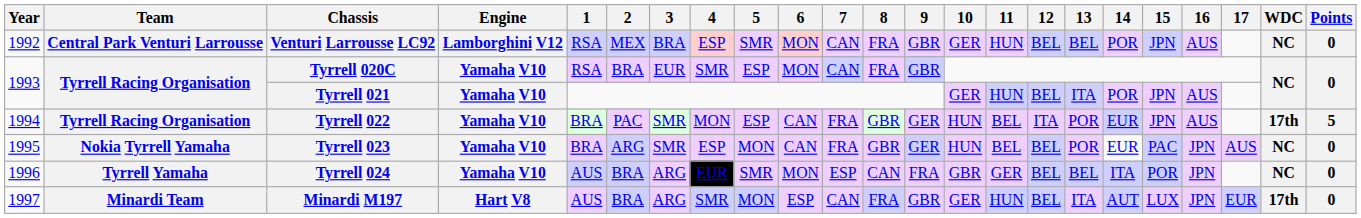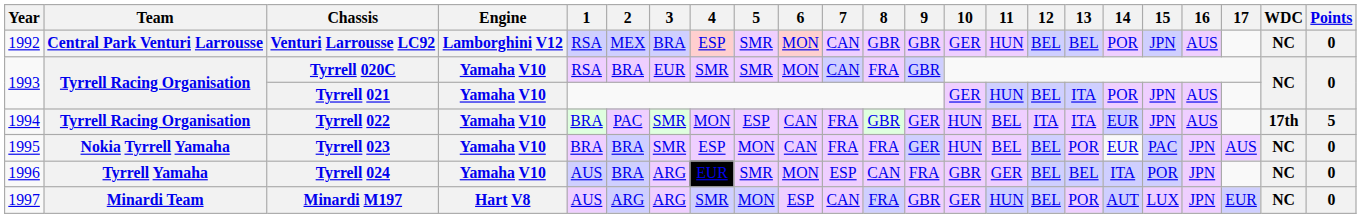(884, 43) FRA -> (884, 43) GBR
(756, 69) ESP -> (756, 69) SMR
(1084, 121) POR -> (1084, 121) ITA
(628, 147) ARG -> (628, 147) BRA
(884, 147) GBR -> (884, 147) FRA
(628, 199) BRA -> (628, 199) ARG
(1084, 199) ITA -> (1084, 199) POR
(1284, 199) 17th -> (1284, 199) NC
